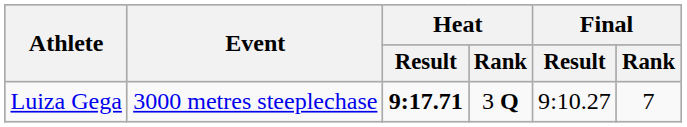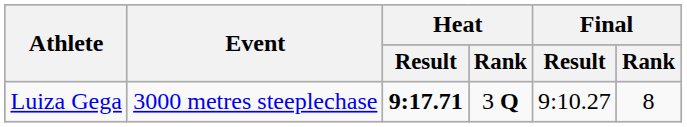(649, 101) 7 -> (649, 101) 8
